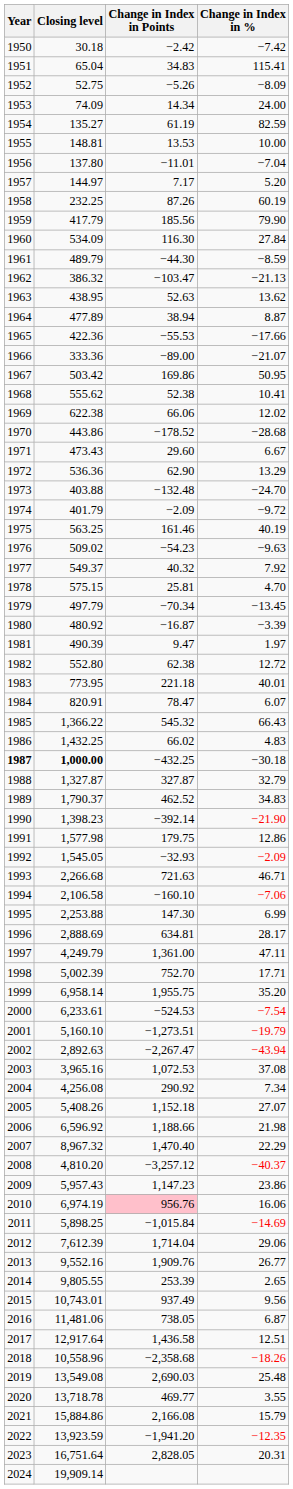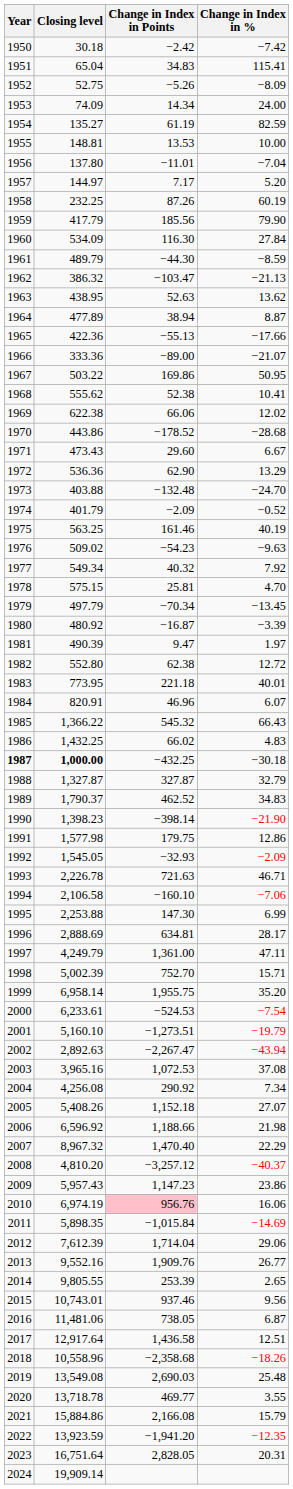(177, 336) −55.53 -> (177, 336) −55.13
(86, 374) 503.42 -> (86, 374) 503.22
(272, 509) −9.72 -> (272, 509) −0.52
(86, 567) 549.37 -> (86, 567) 549.34
(181, 702) 78.47 -> (181, 702) 46.96
(174, 818) −392.14 -> (174, 818) −398.14
(82, 876) 2,266.68 -> (82, 876) 2,226.78
(272, 972) 17.71 -> (272, 972) 15.71
(82, 1223) 5,898.25 -> (82, 1223) 5,898.35
(178, 1300) 937.49 -> (178, 1300) 937.46
